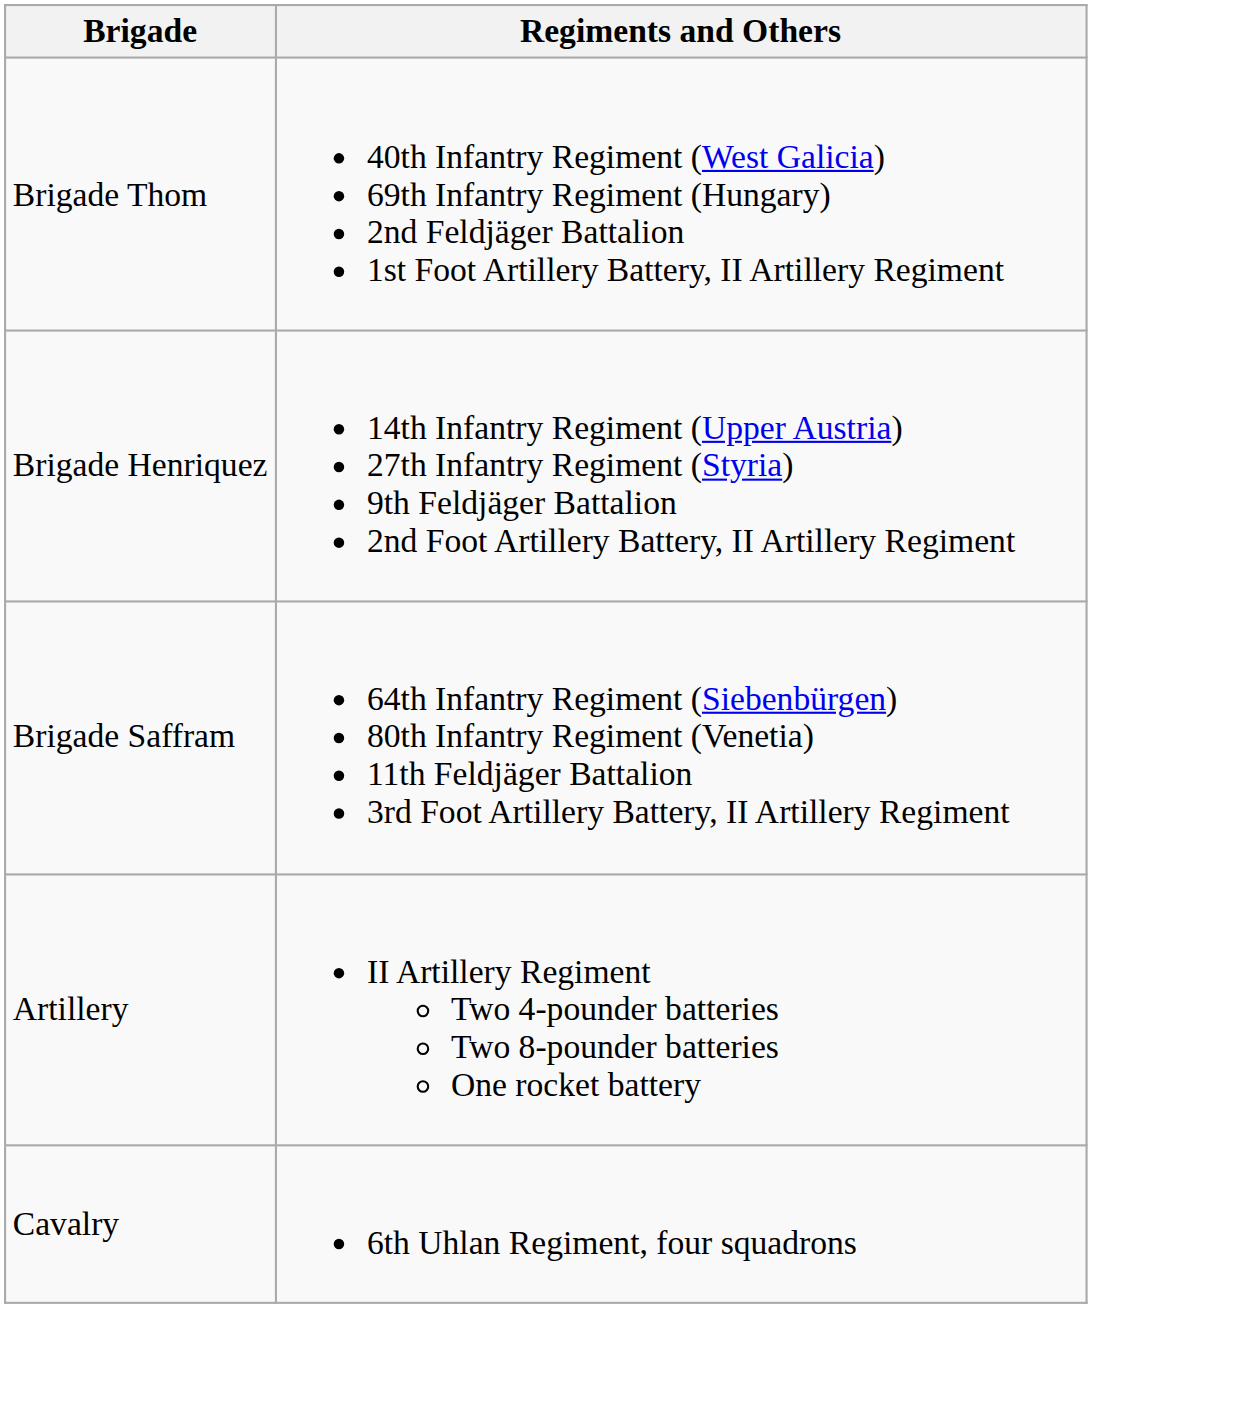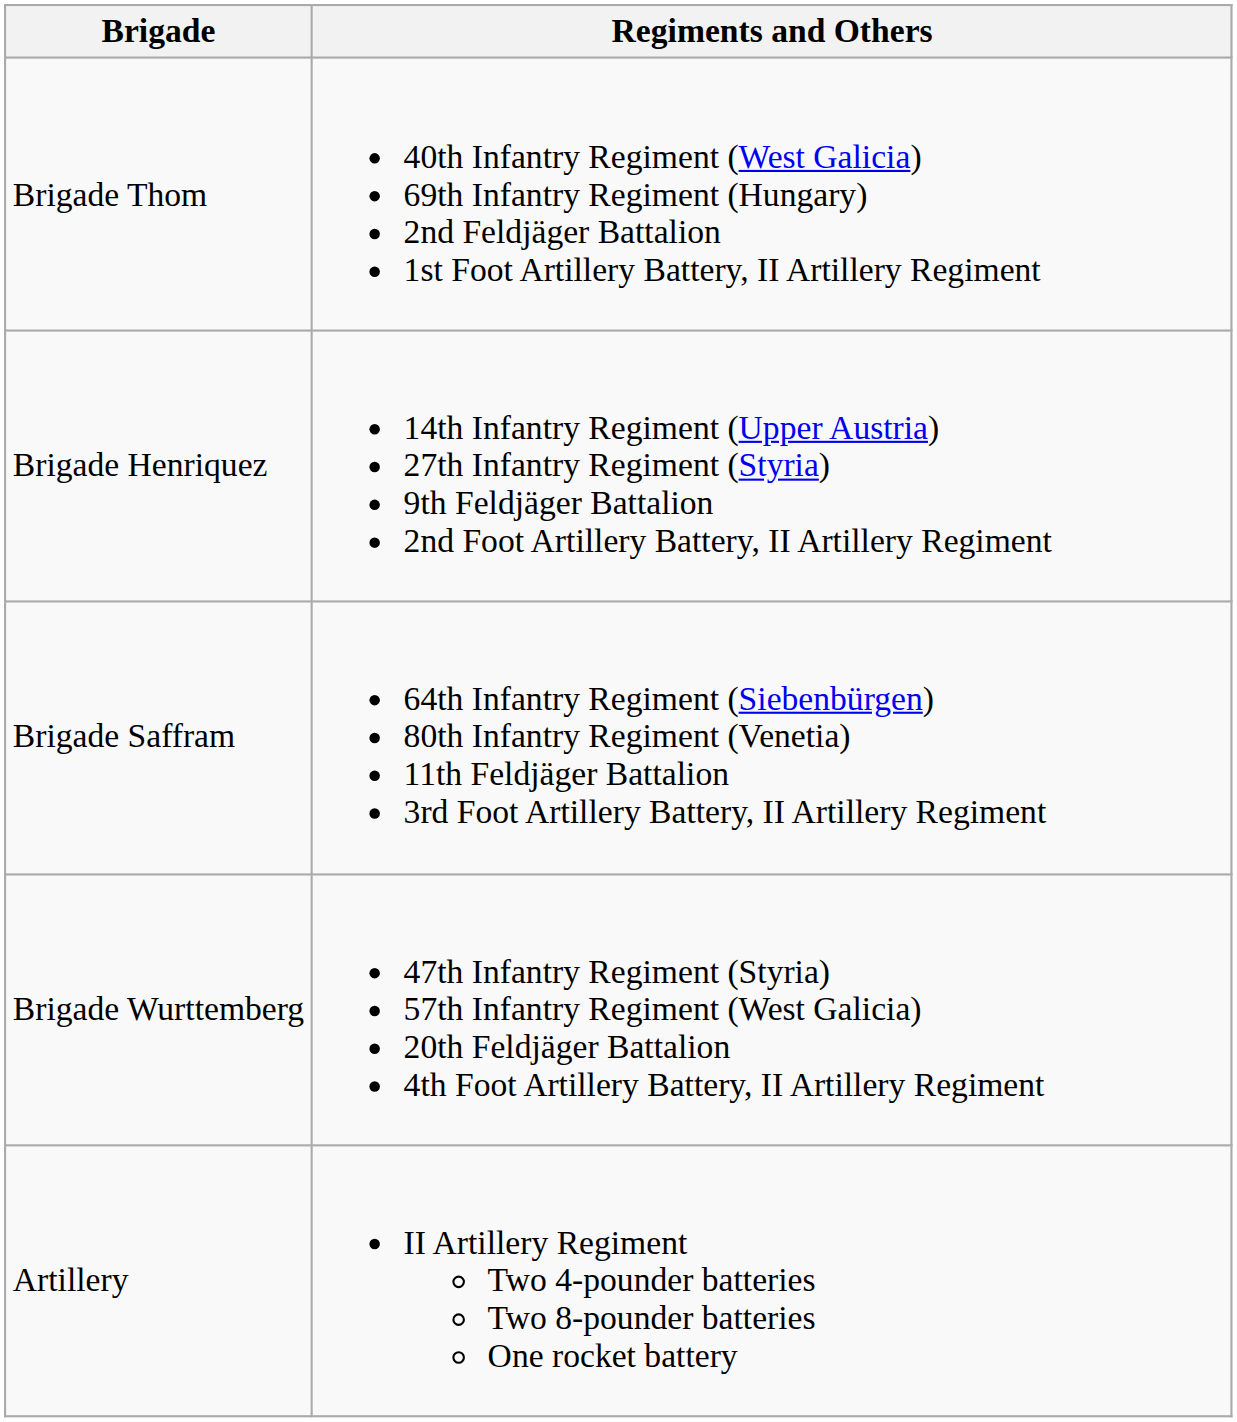+ row: (158, 1008)
- row: (66, 1223)
